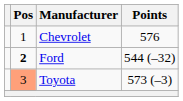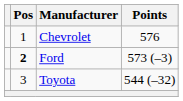(150, 58) 544 (–32) -> (150, 58) 573 (–3)
(23, 80) lightsalmon background -> (23, 80) no background
(150, 80) 573 (–3) -> (150, 80) 544 (–32)
